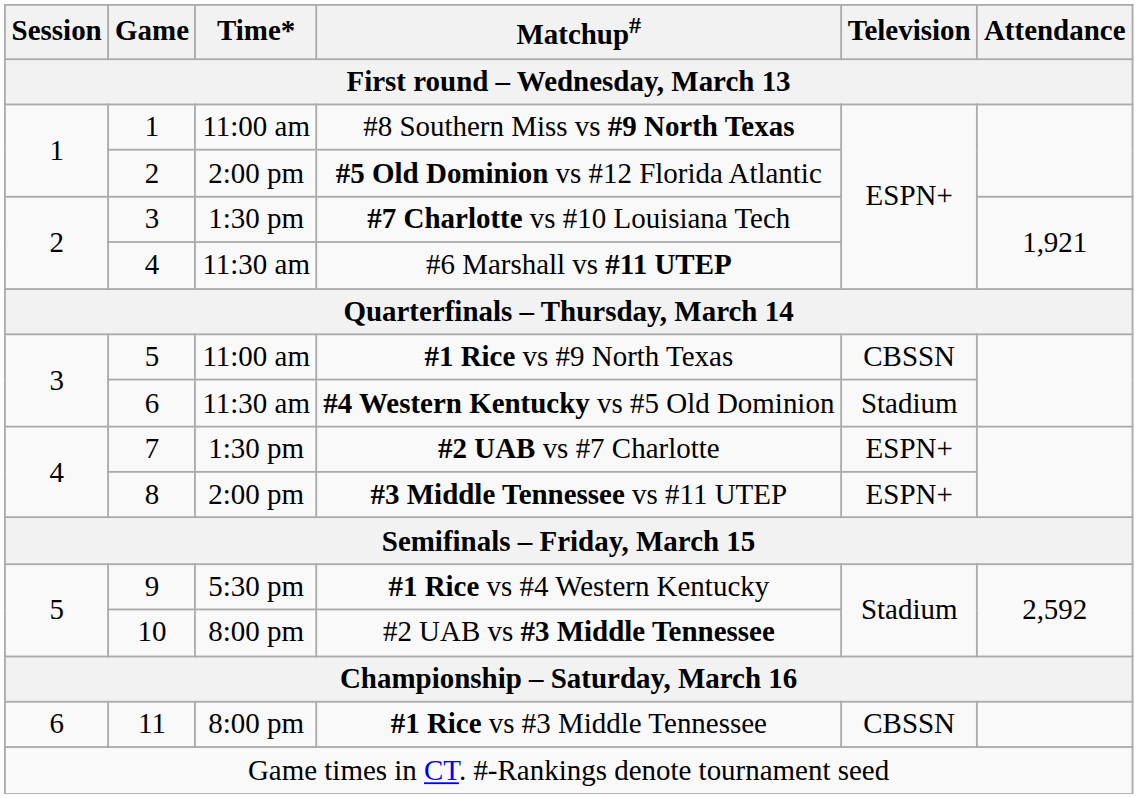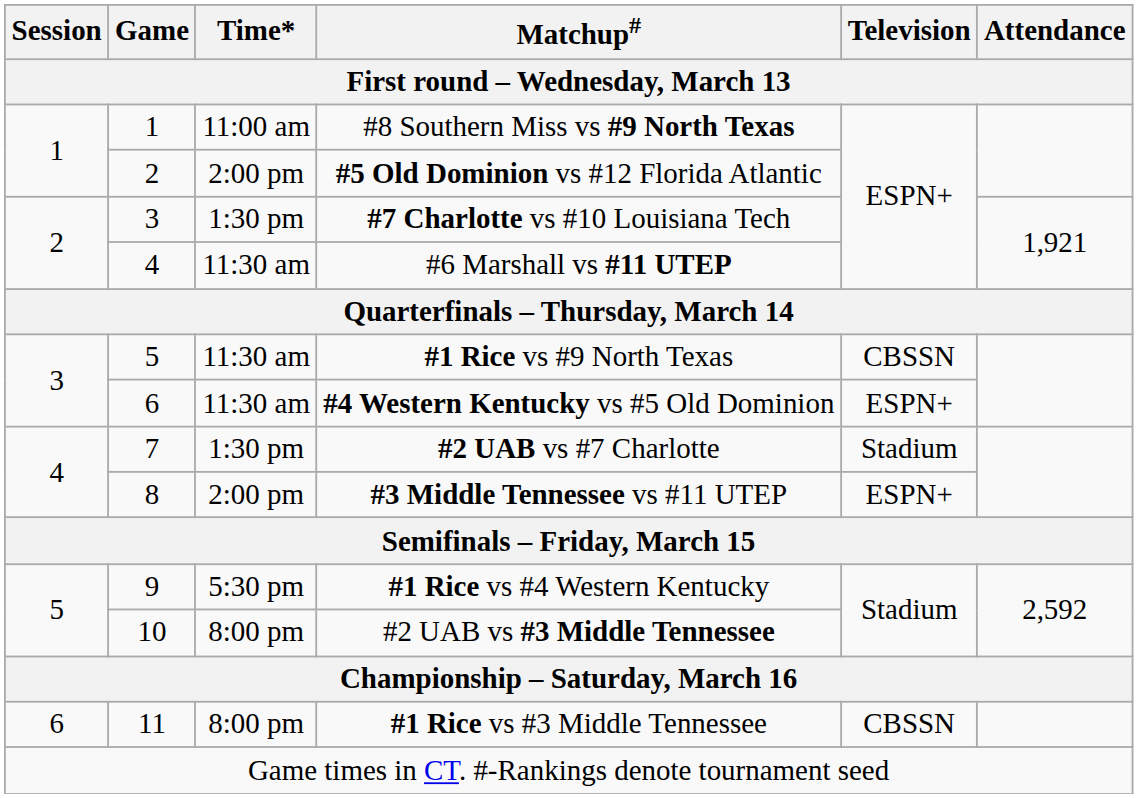(256, 356) 11:00 am -> (256, 356) 11:30 am
(909, 402) Stadium -> (909, 402) ESPN+
(909, 448) ESPN+ -> (909, 448) Stadium
